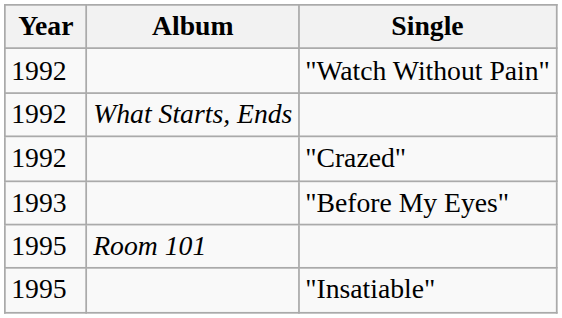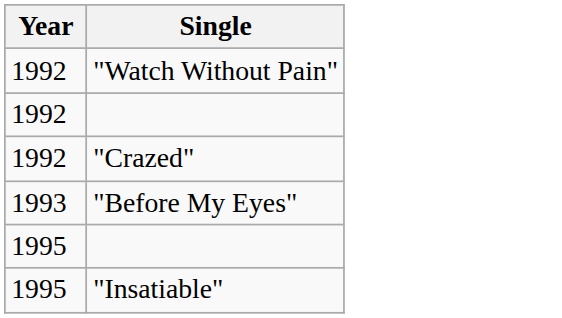- column: (193, 26)
